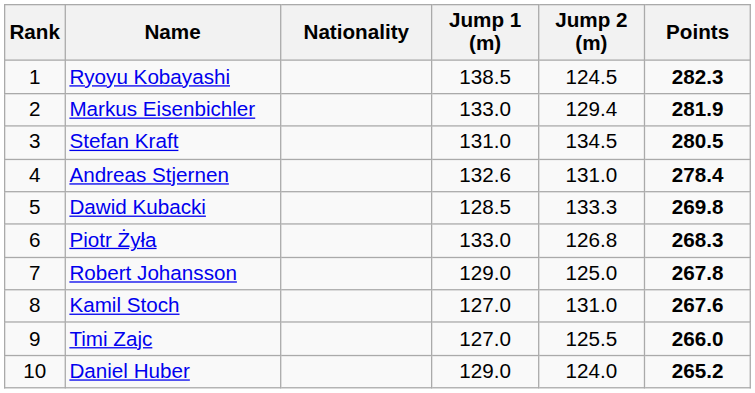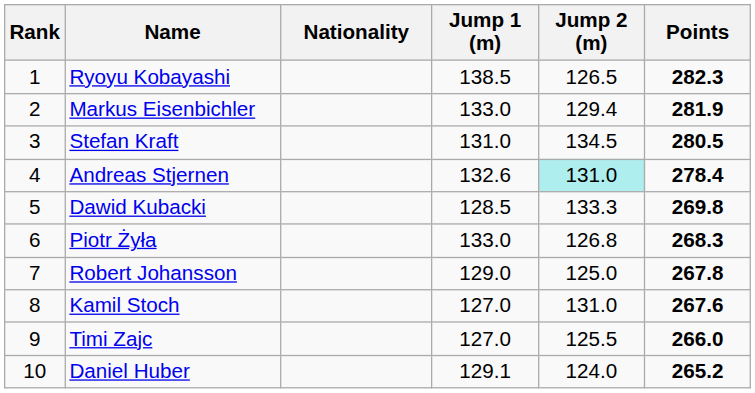(591, 76) 124.5 -> (591, 76) 126.5
(591, 175) no background -> (591, 175) paleturquoise background
(485, 371) 129.0 -> (485, 371) 129.1
